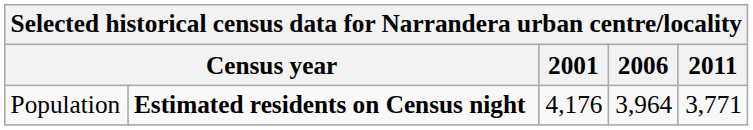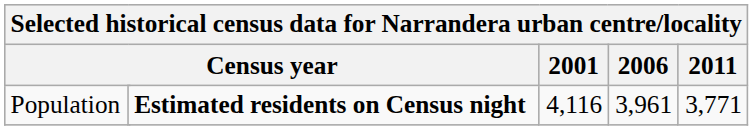(574, 104) 4,176 -> (574, 104) 4,116
(644, 104) 3,964 -> (644, 104) 3,961
